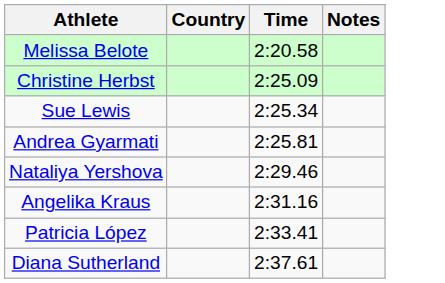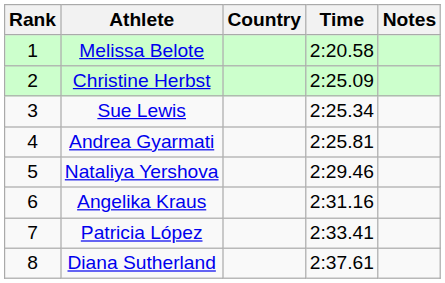+ column: (33, 19)
